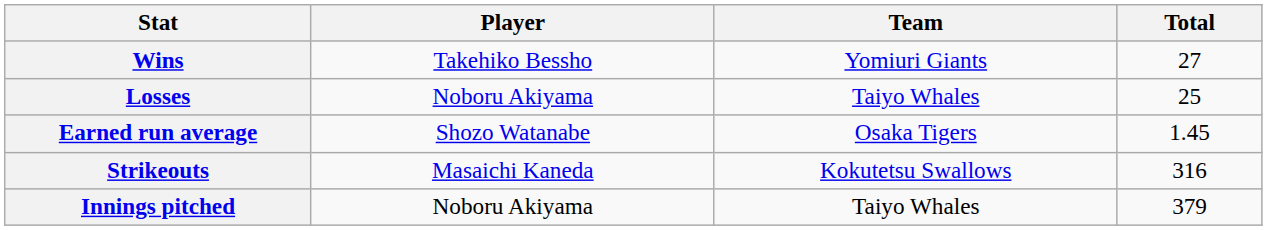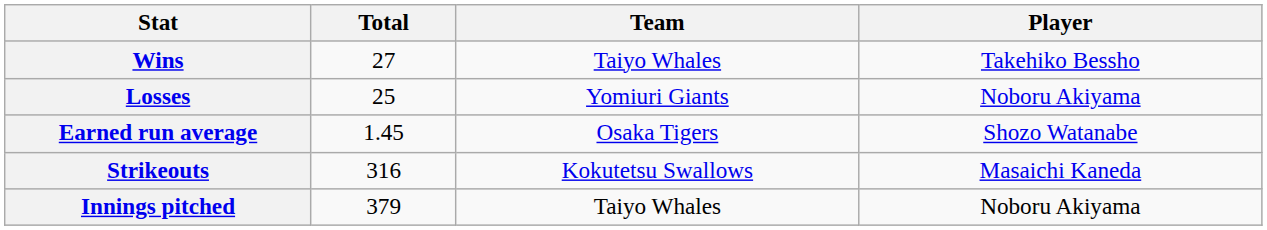columns swapped: (513, 22) <-> (1190, 22)
(916, 59) Yomiuri Giants -> (657, 59) Taiyo Whales
(916, 96) Taiyo Whales -> (657, 96) Yomiuri Giants
